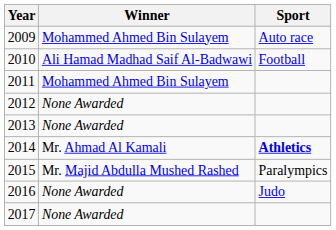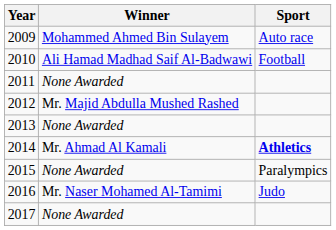(135, 81) Mohammed Ahmed Bin Sulayem -> (83, 81) None Awarded
(83, 103) None Awarded -> (140, 103) Mr. Majid Abdulla Mushed Rashed
(140, 170) Mr. Majid Abdulla Mushed Rashed -> (83, 170) None Awarded
(83, 192) None Awarded -> (132, 192) Mr. Naser Mohamed Al-Tamimi
